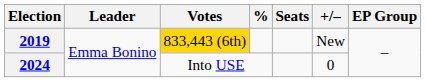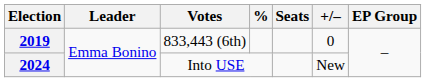(205, 40) gold background -> (205, 40) no background
(331, 40) New -> (331, 40) 0
(331, 64) 0 -> (331, 64) New
